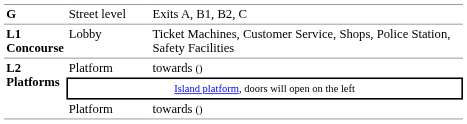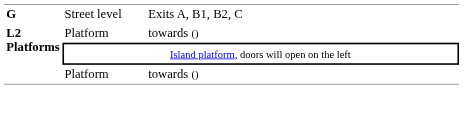- row: (85, 34)
